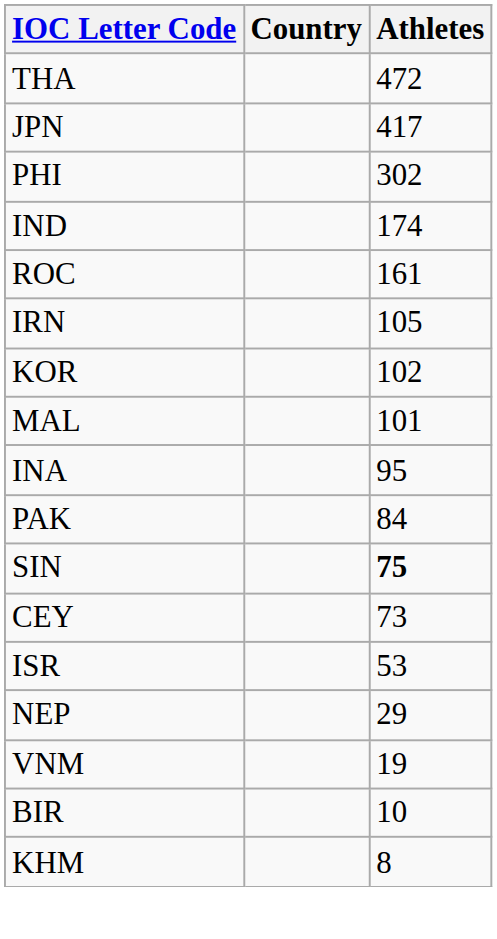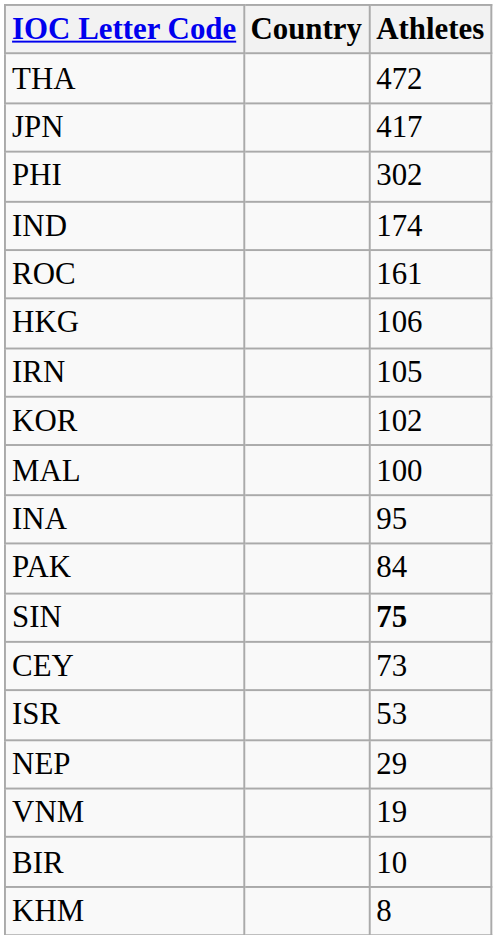+ row: (46, 322)
(399, 420) 101 -> (399, 469) 100
